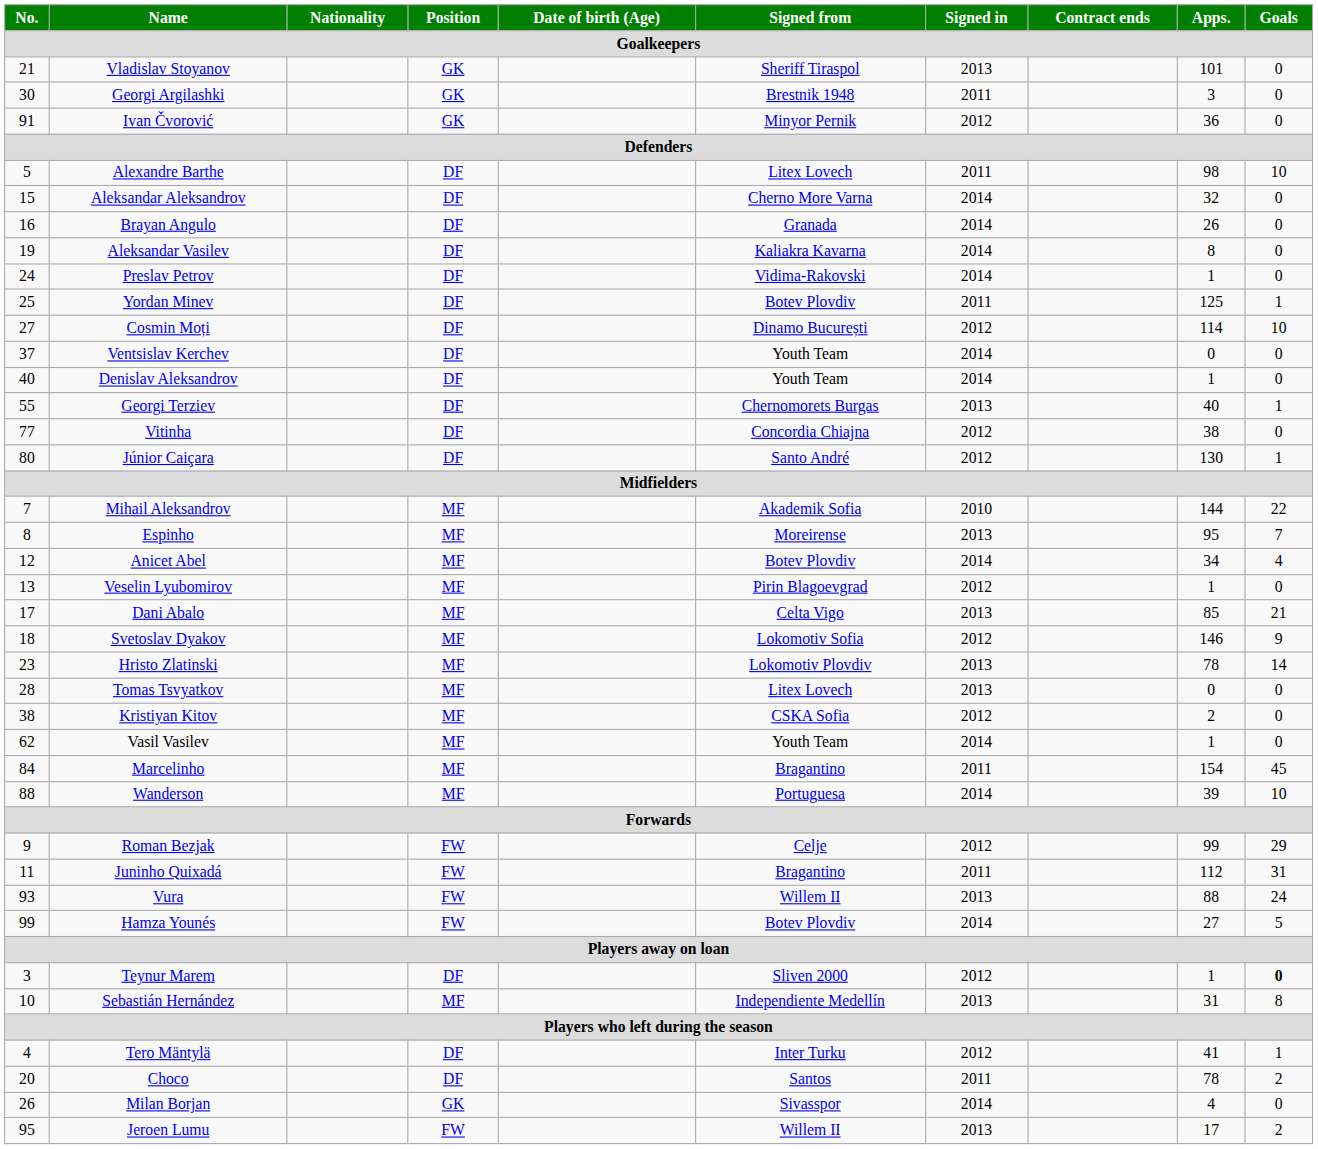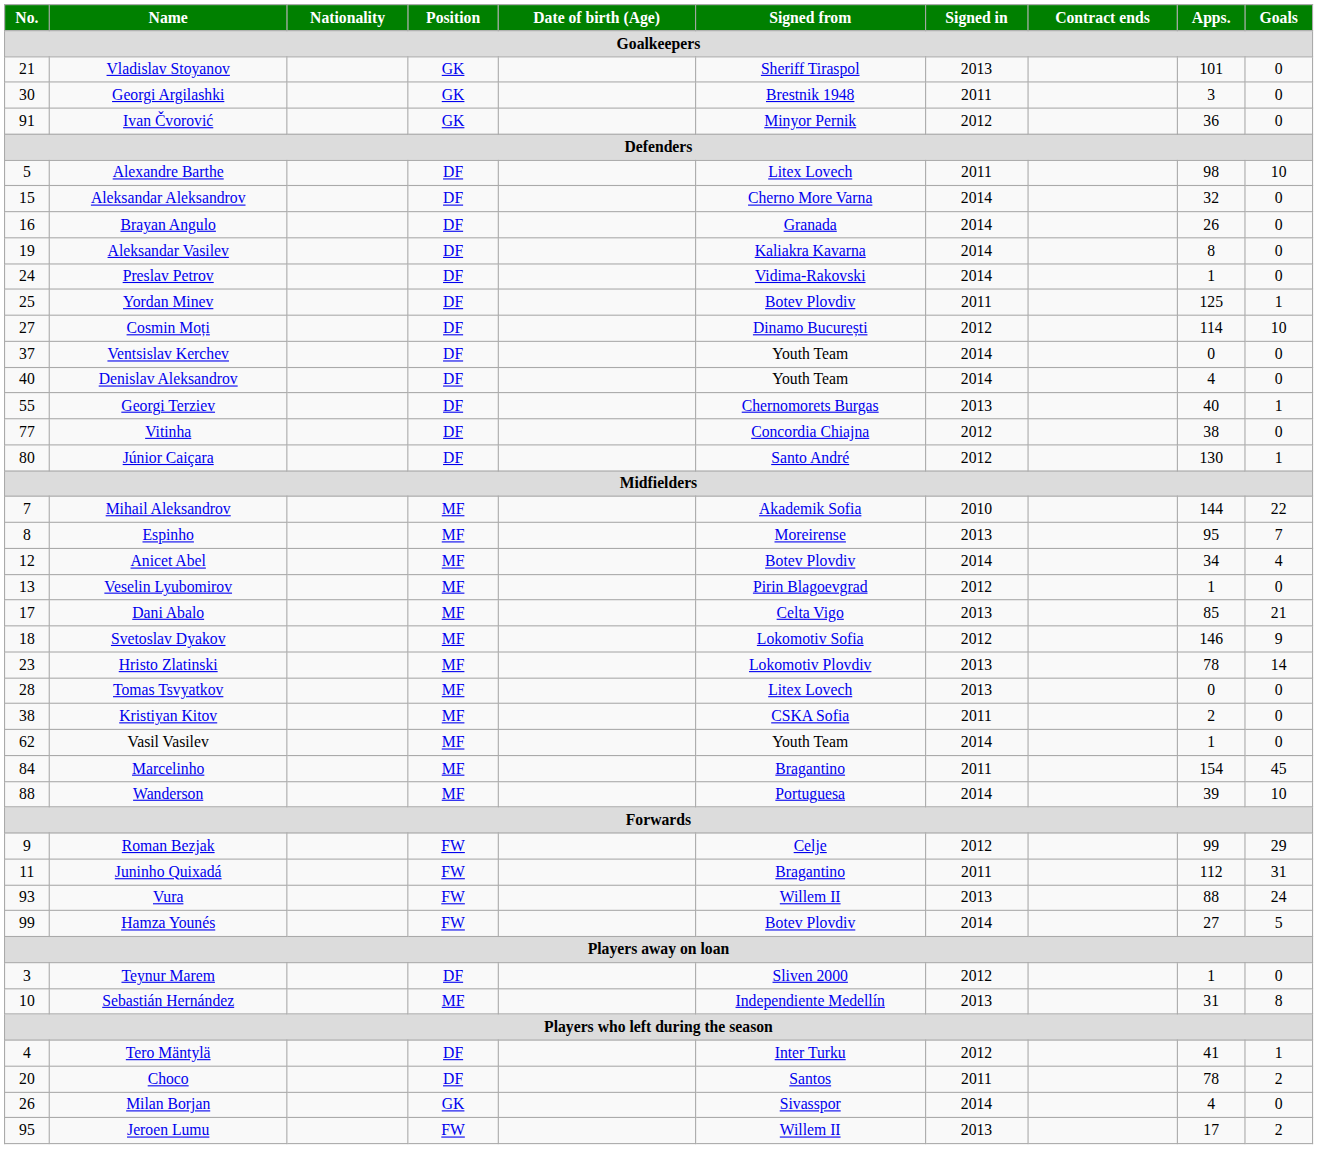(1211, 380) 1 -> (1211, 380) 4
(976, 716) 2012 -> (976, 716) 2011
(1279, 975) bold -> (1279, 975) normal
